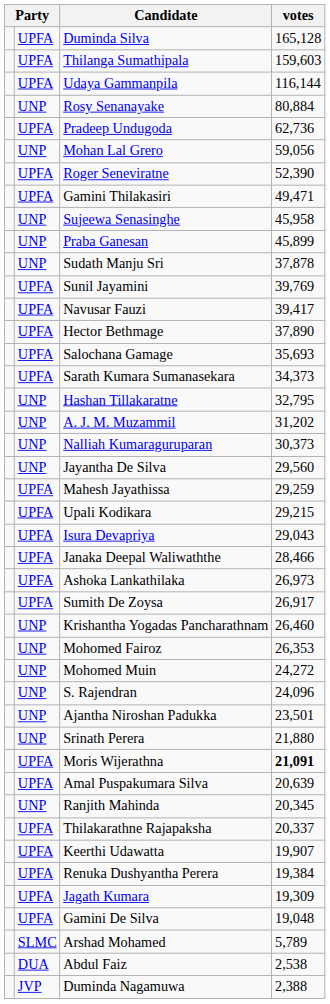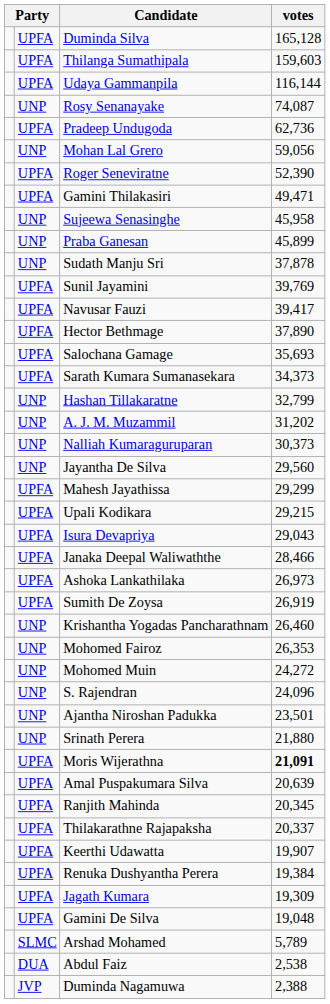(295, 106) 80,884 -> (295, 106) 74,087
(295, 399) 32,795 -> (295, 399) 32,799
(295, 490) 29,259 -> (295, 490) 29,299
(295, 602) 26,917 -> (295, 602) 26,919
(32, 806) UNP -> (36, 806) UPFA
